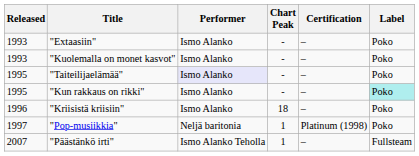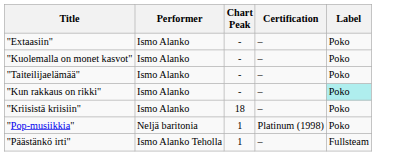- column: (26, 19)
(206, 75) lavender background -> (163, 75) no background
